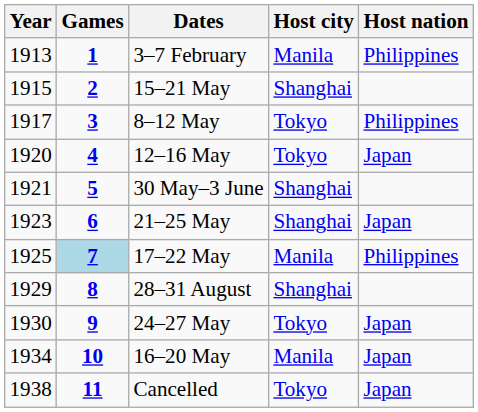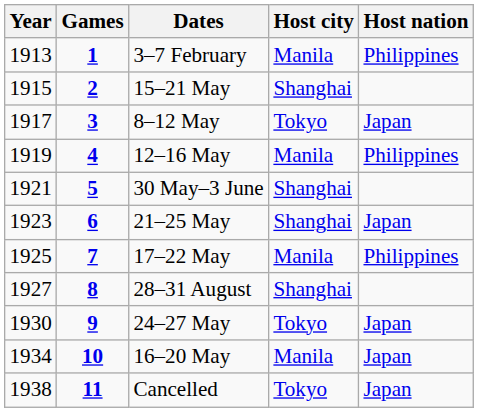(411, 121) Philippines -> (388, 121) Japan
(31, 155) 1920 -> (31, 155) 1919
(300, 155) Tokyo -> (303, 155) Manila
(388, 155) Japan -> (411, 155) Philippines
(93, 255) lightblue background -> (93, 255) no background
(31, 289) 1929 -> (31, 289) 1927
